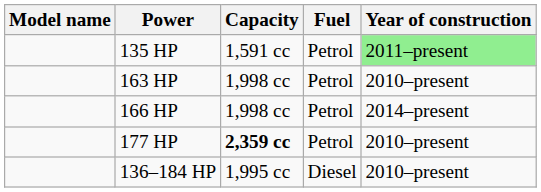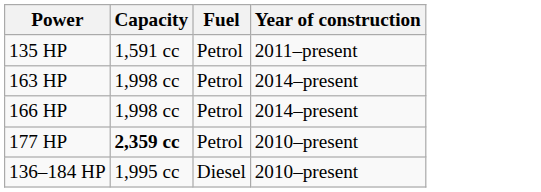- column: (60, 19)
(417, 50) lightgreen background -> (306, 50) no background
(417, 80) 2010–present -> (306, 80) 2014–present
